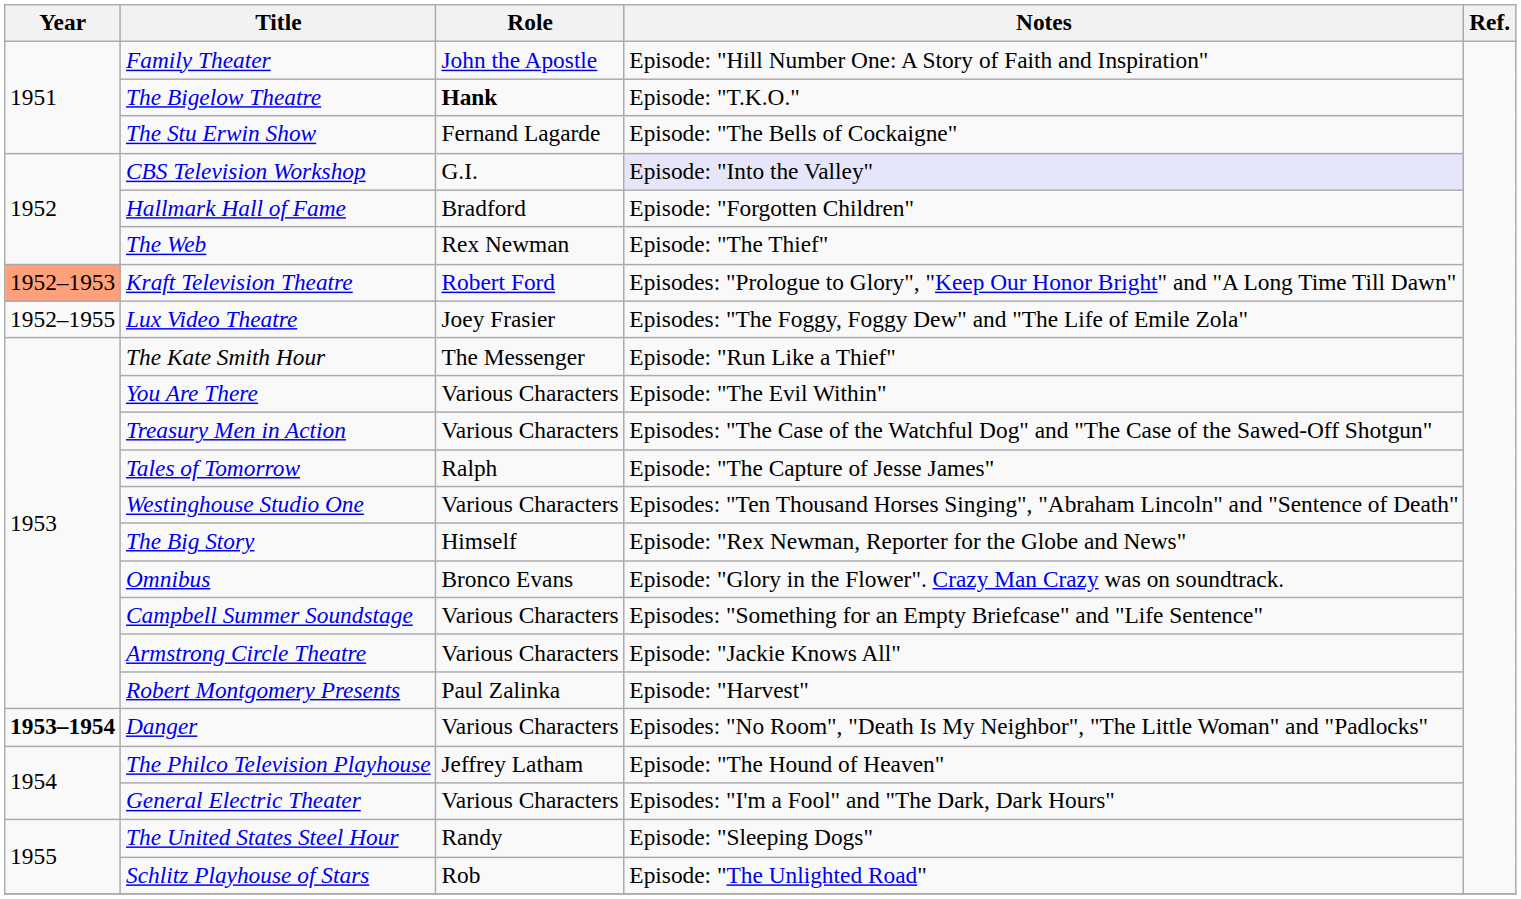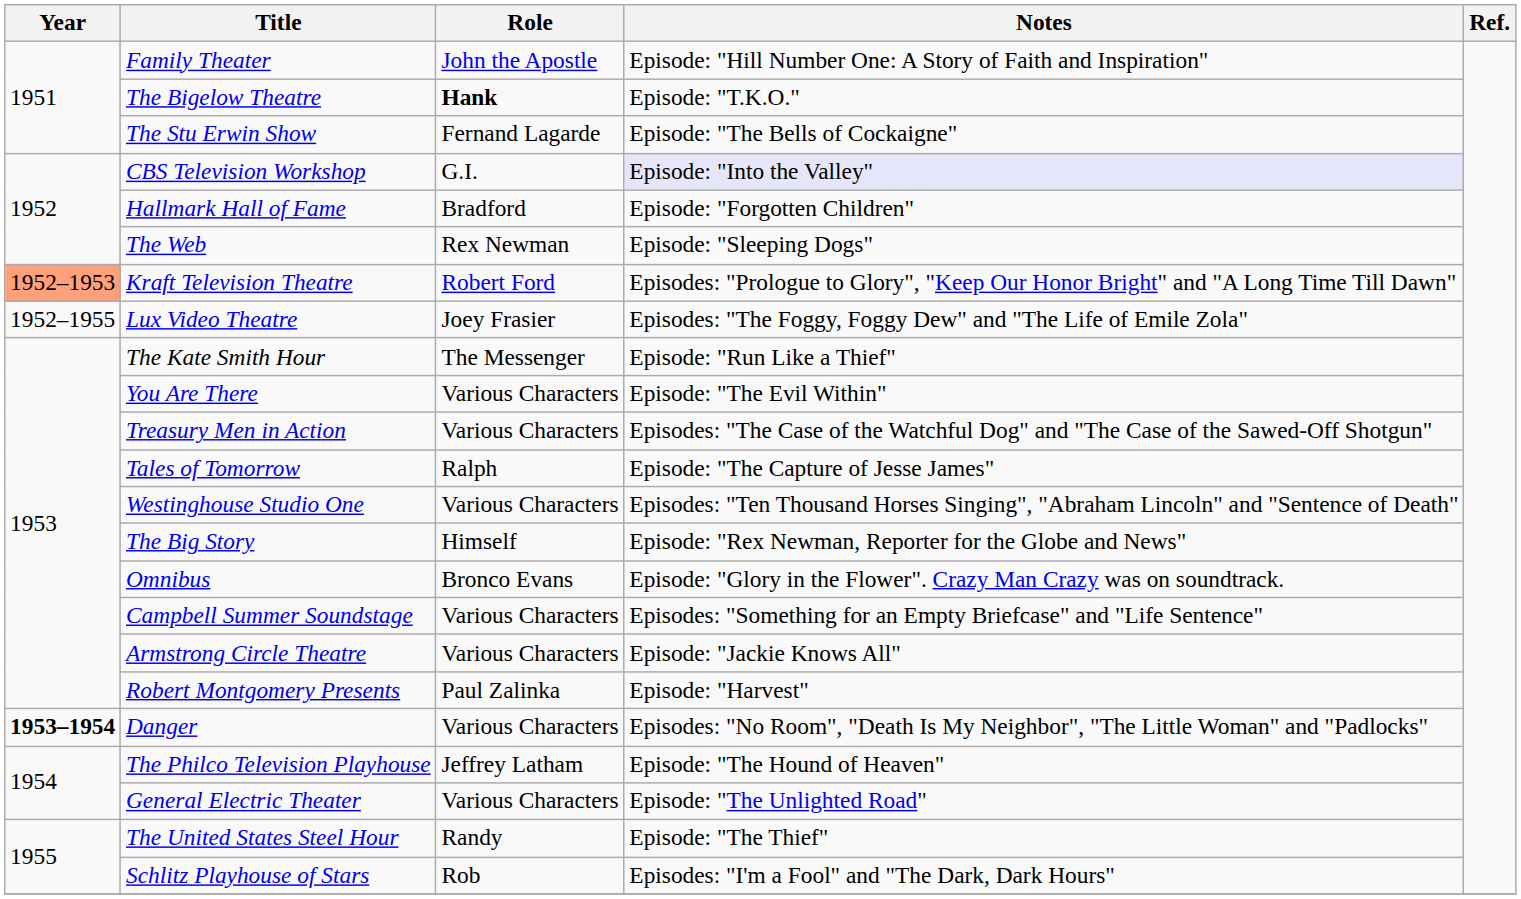(729, 245) Episode: "The Thief" -> (751, 245) Episode: "Sleeping Dogs"
(872, 801) Episodes: "I'm a Fool" and "The Dark, Dark Hours" -> (778, 801) Episode: "The Unlighted Road"
(751, 838) Episode: "Sleeping Dogs" -> (729, 838) Episode: "The Thief"
(778, 875) Episode: "The Unlighted Road" -> (872, 875) Episodes: "I'm a Fool" and "The Dark, Dark Hours"
